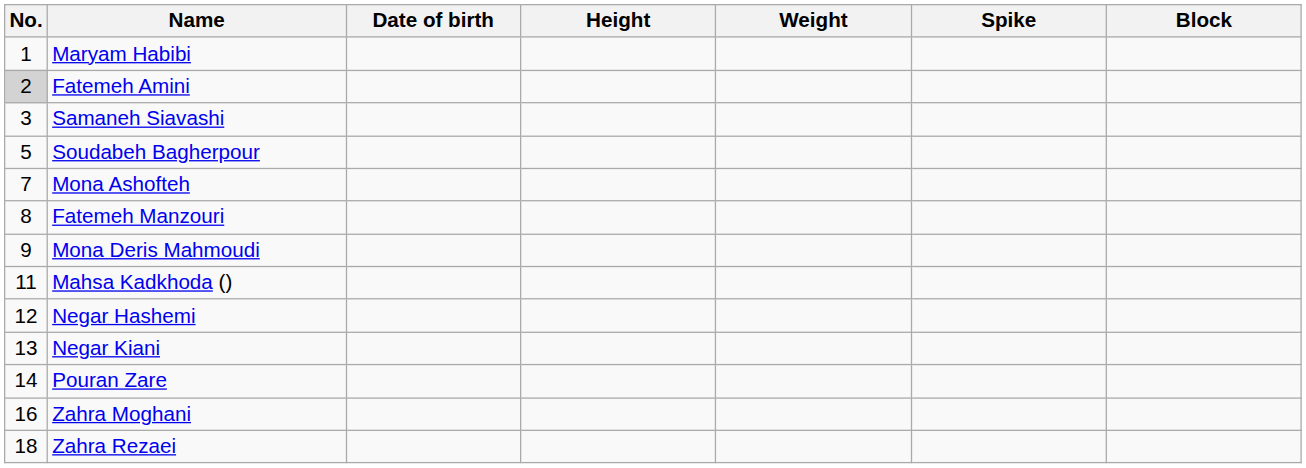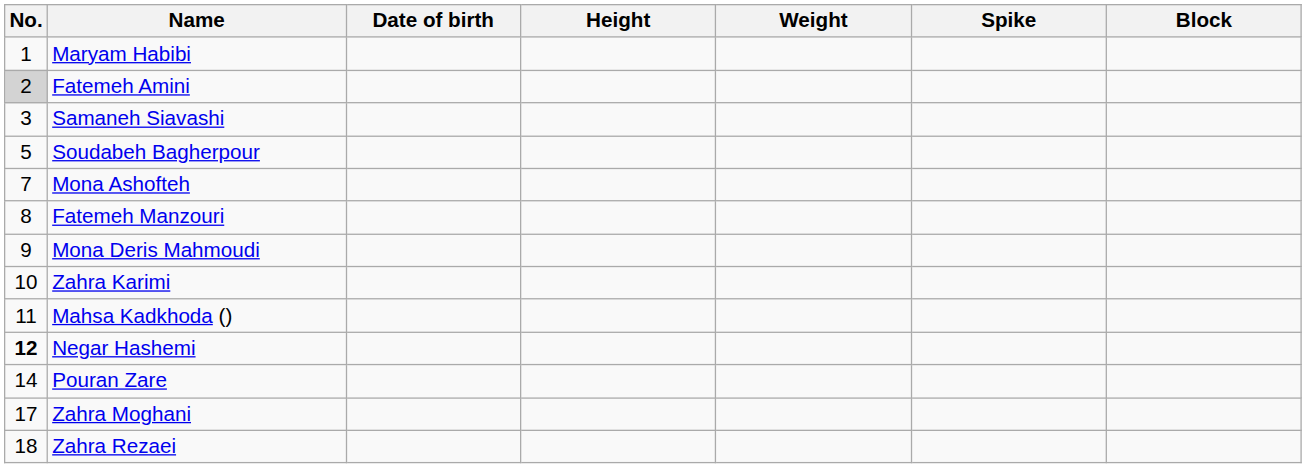+ row: (111, 282)
(26, 315) normal -> (26, 348) bold
- row: (106, 348)
(26, 413) 16 -> (26, 413) 17
